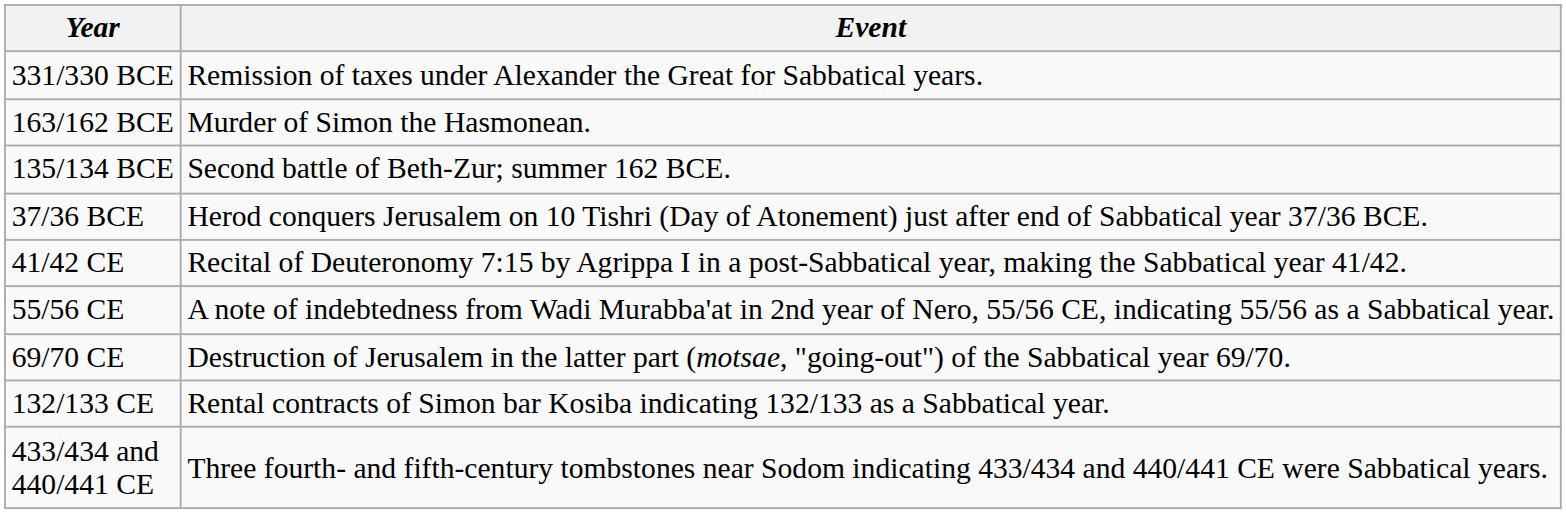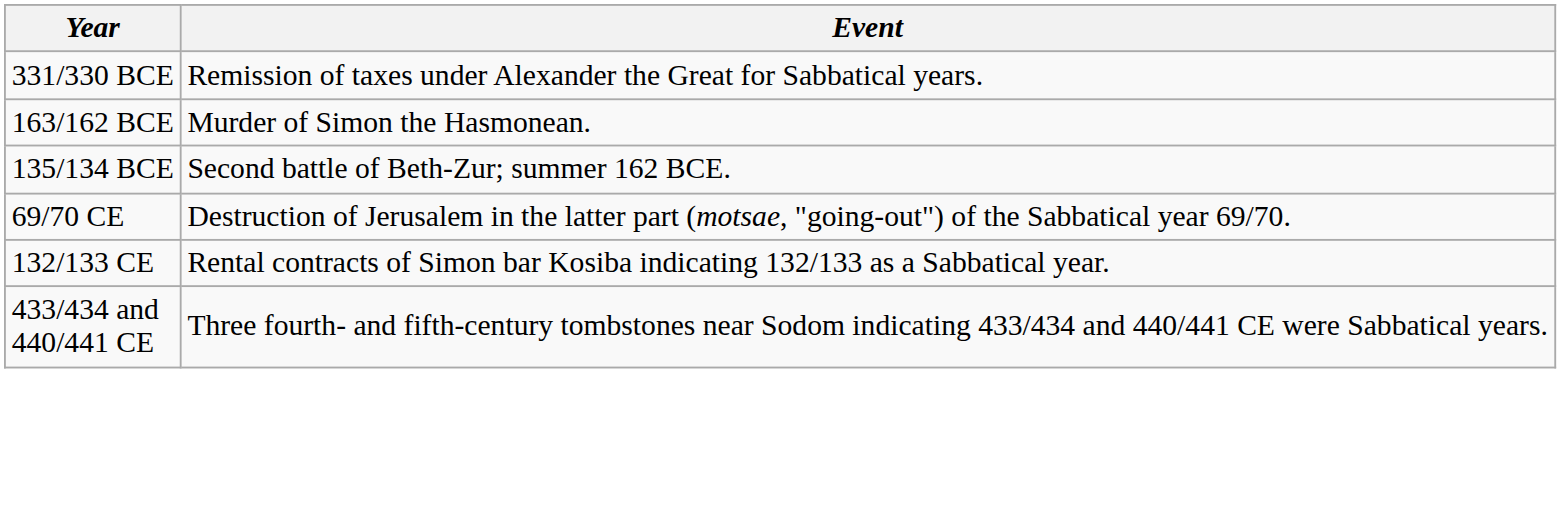- row: (78, 215)
- row: (68, 262)
- row: (68, 309)
